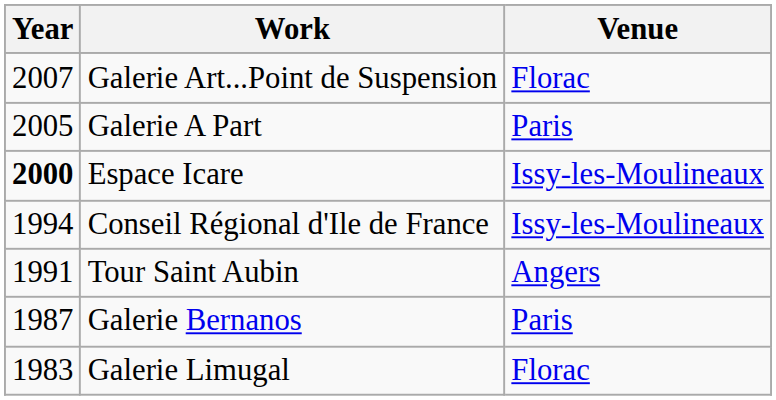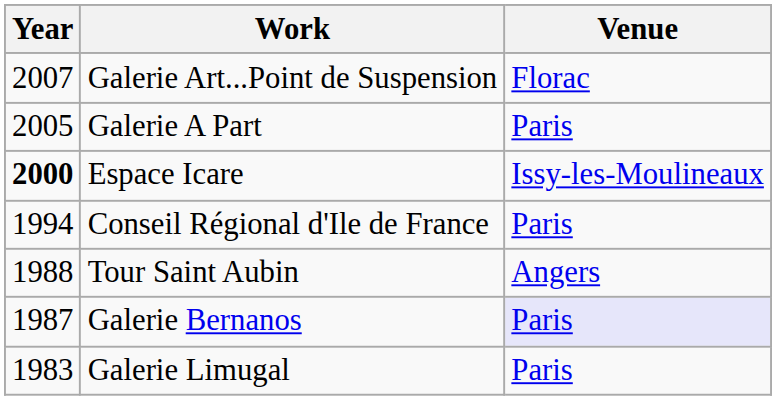(638, 223) Issy-les-Moulineaux -> (542, 223) Paris
(43, 272) 1991 -> (43, 272) 1988
(542, 321) no background -> (542, 321) lavender background
(551, 369) Florac -> (542, 369) Paris
